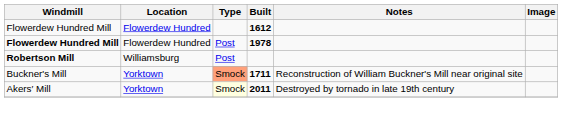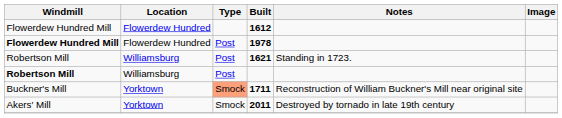+ row: (38, 58)
(230, 89) lightyellow background -> (230, 105) no background
